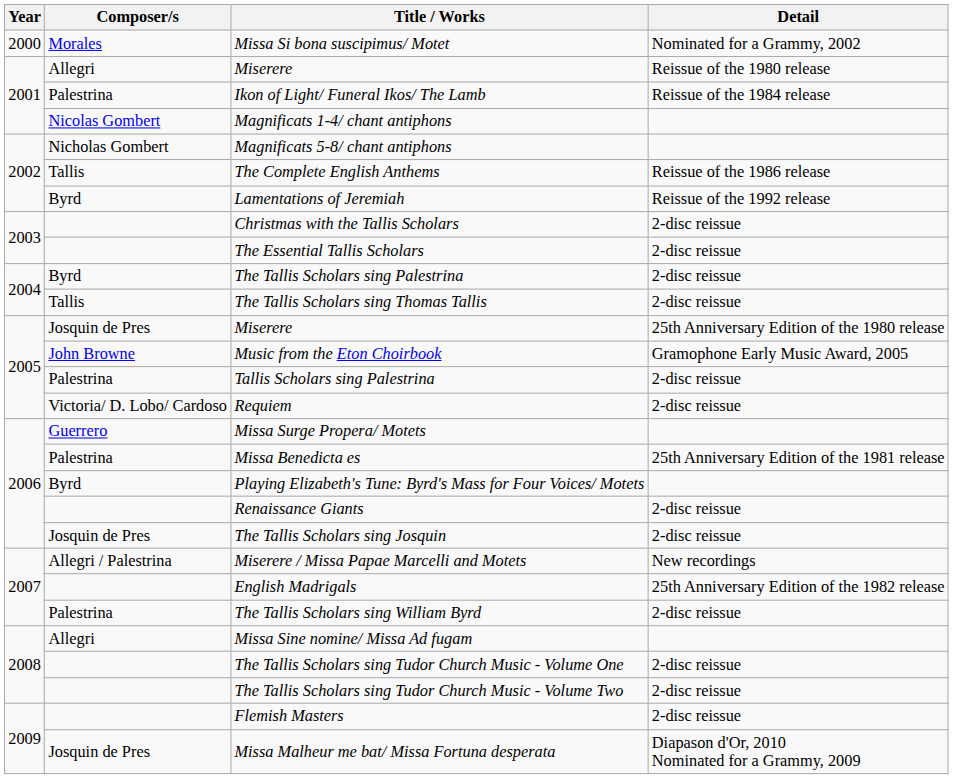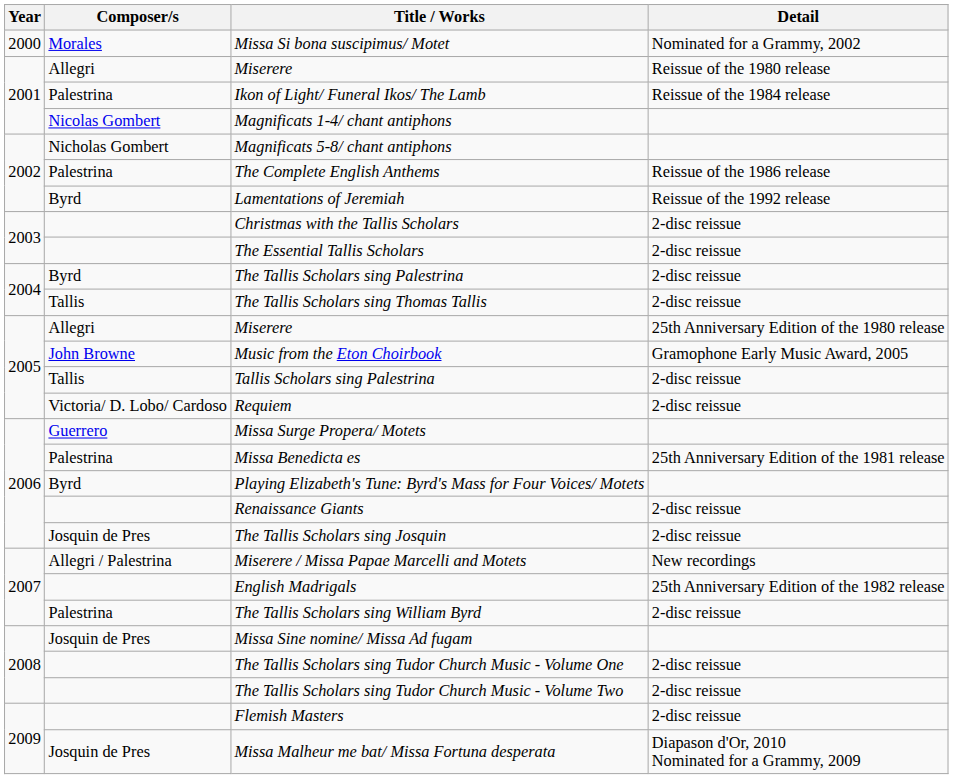(66, 172) Tallis -> (81, 172) Palestrina
(99, 328) Josquin de Pres -> (72, 328) Allegri
(81, 379) Palestrina -> (66, 379) Tallis
(72, 638) Allegri -> (99, 638) Josquin de Pres
